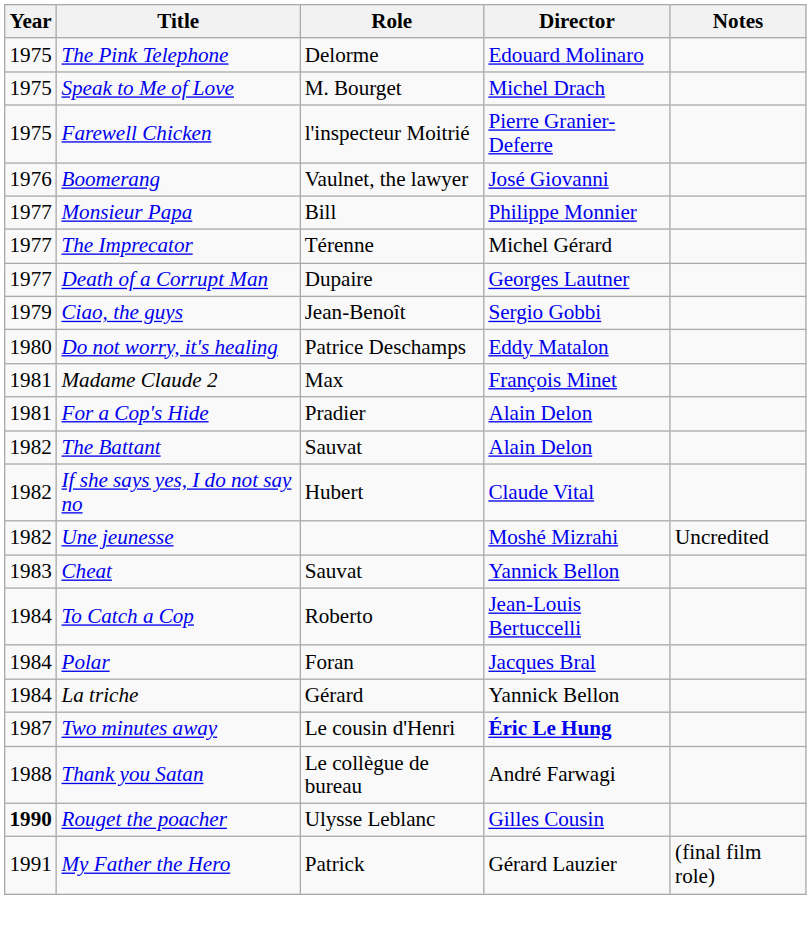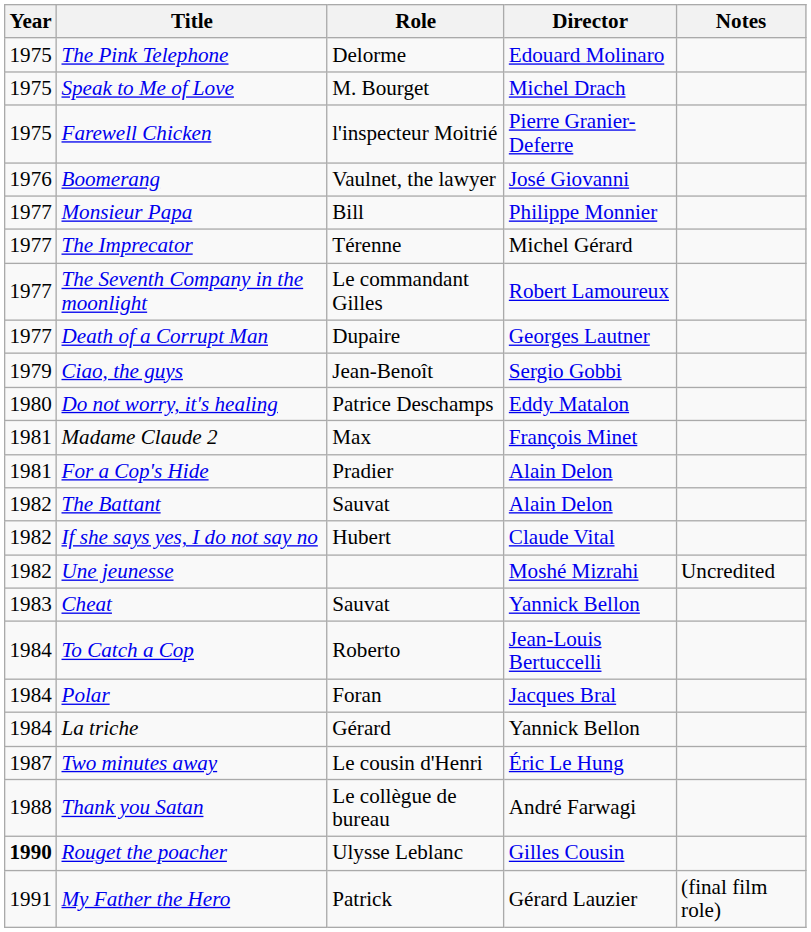+ row: (182, 291)
(550, 728) bold -> (566, 762) normal
